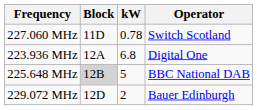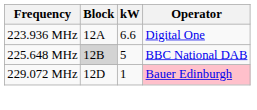- row: (42, 34)
(128, 54) 6.8 -> (128, 34) 6.6
(123, 94) 2 -> (123, 74) 1
(191, 94) no background -> (189, 74) pink background
